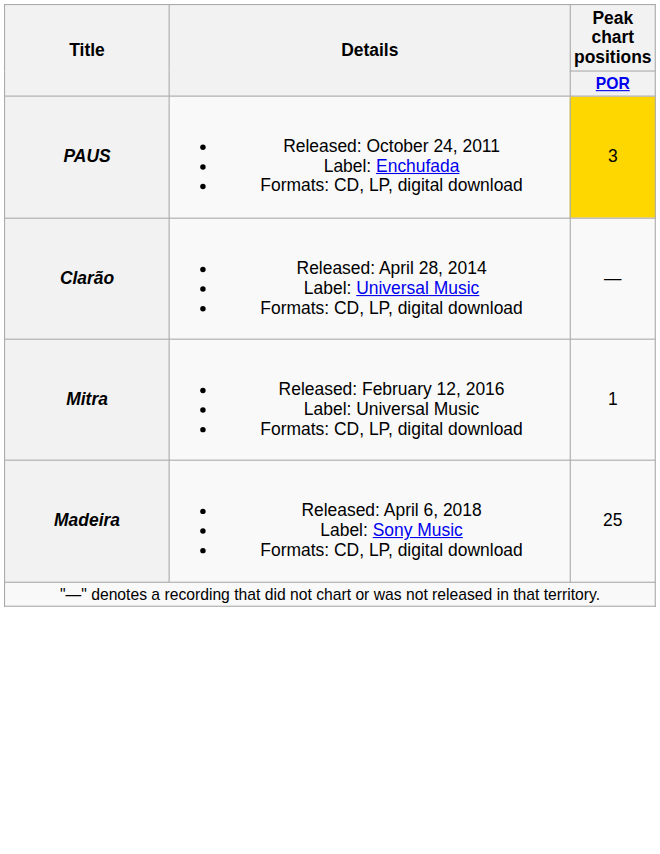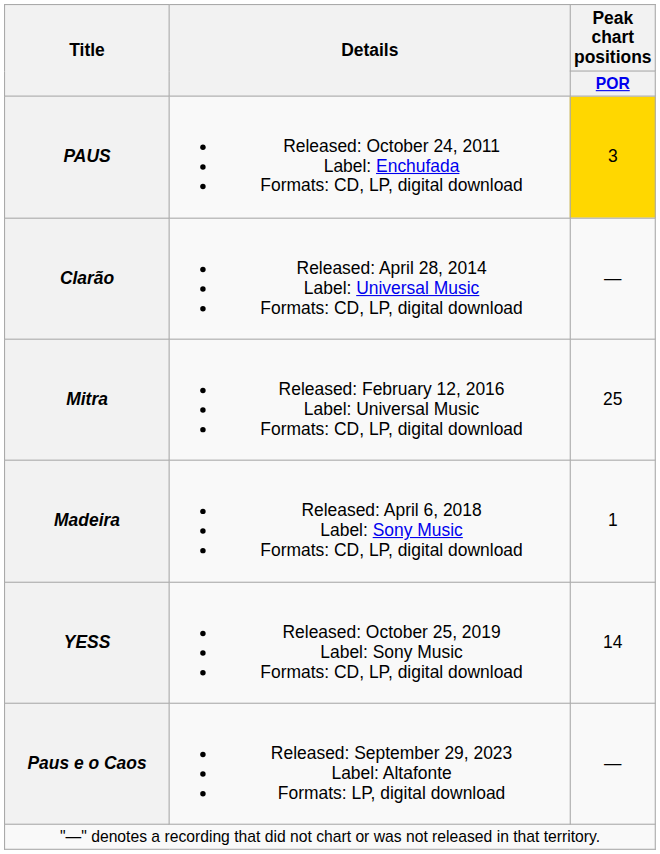(613, 399) 1 -> (613, 399) 25
(613, 521) 25 -> (613, 521) 1
+ row: (87, 642)
+ row: (87, 763)
